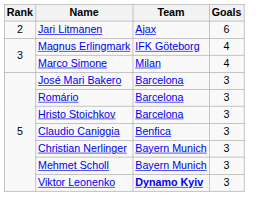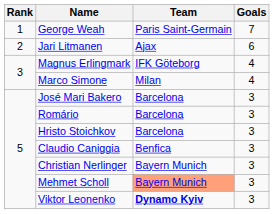+ row: (71, 30)
(171, 166) no background -> (171, 183) lightsalmon background
